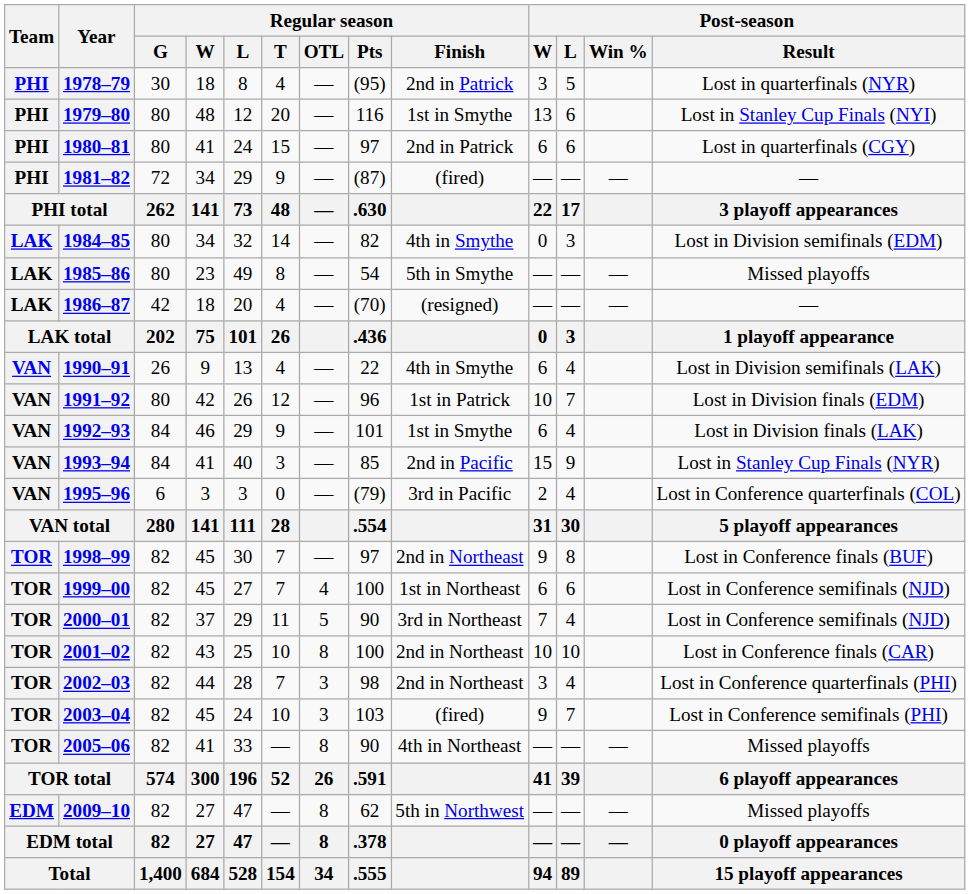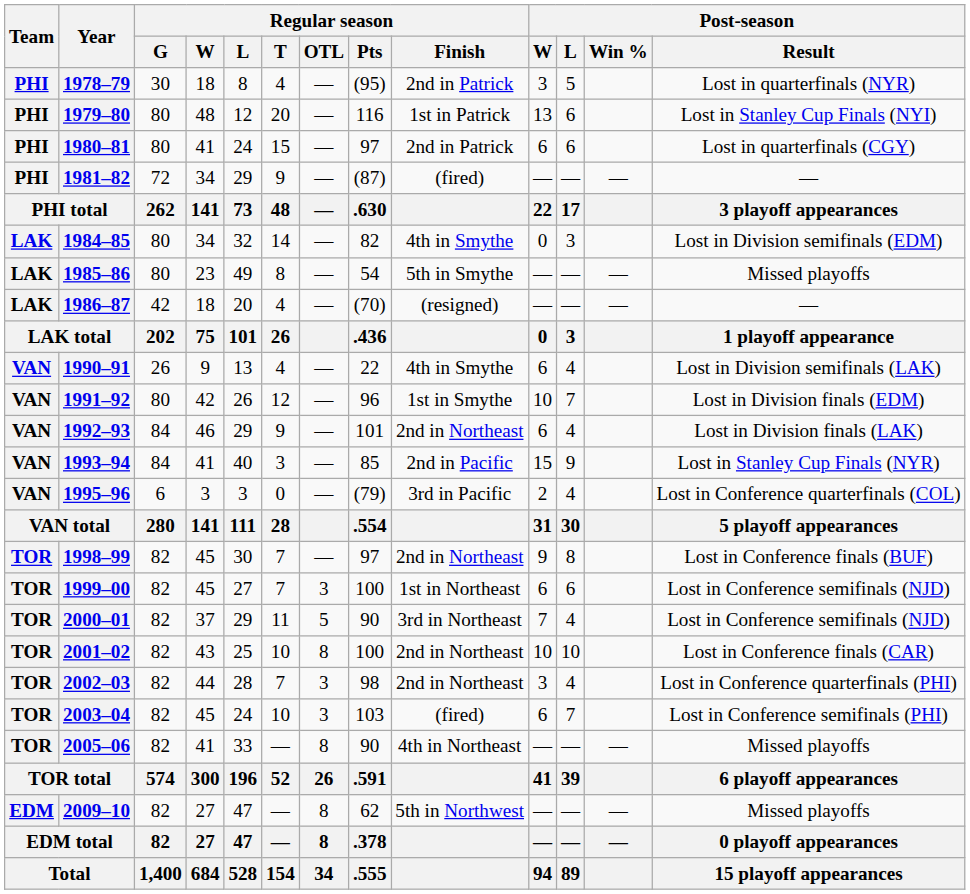(460, 115) 1st in Smythe -> (460, 115) 1st in Patrick
(460, 399) 1st in Patrick -> (460, 399) 1st in Smythe
(460, 431) 1st in Smythe -> (460, 431) 2nd in Northeast
(324, 588) 4 -> (324, 588) 3
(542, 715) 9 -> (542, 715) 6
